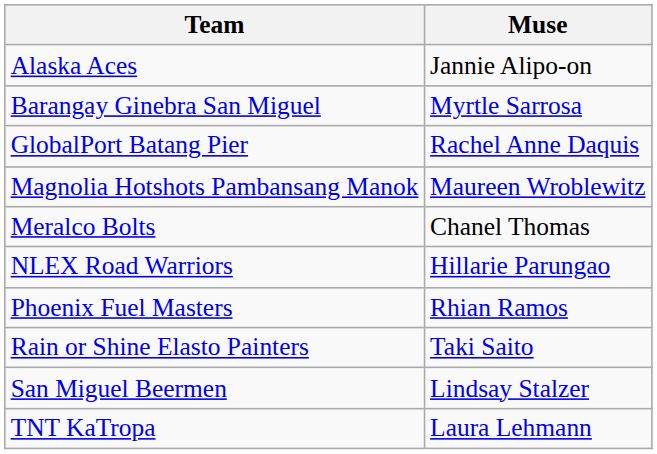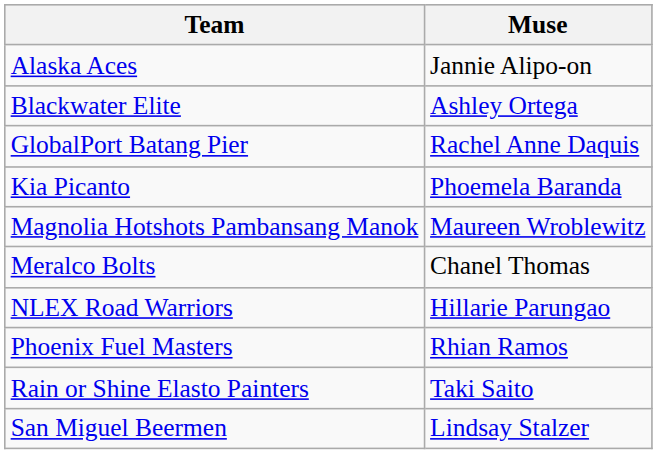- row: (166, 105)
+ row: (96, 105)
+ row: (70, 186)
- row: (83, 428)
